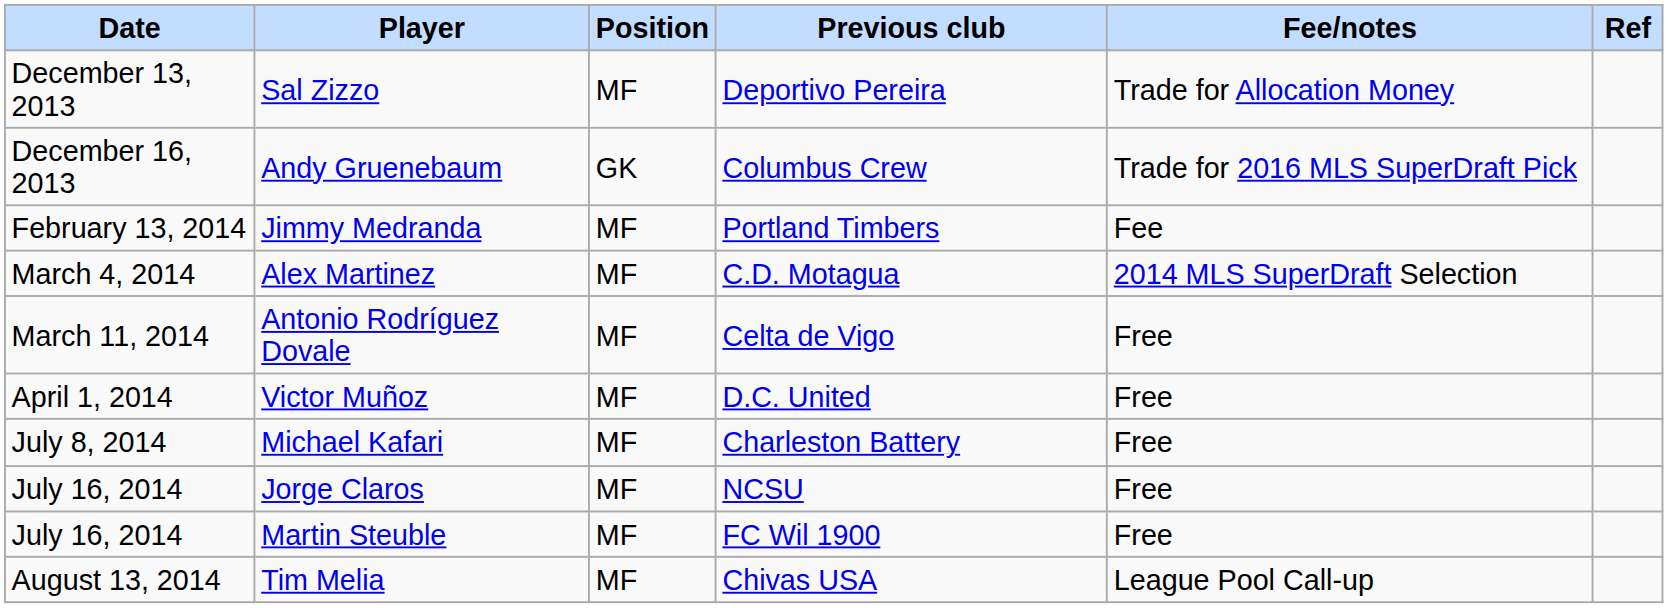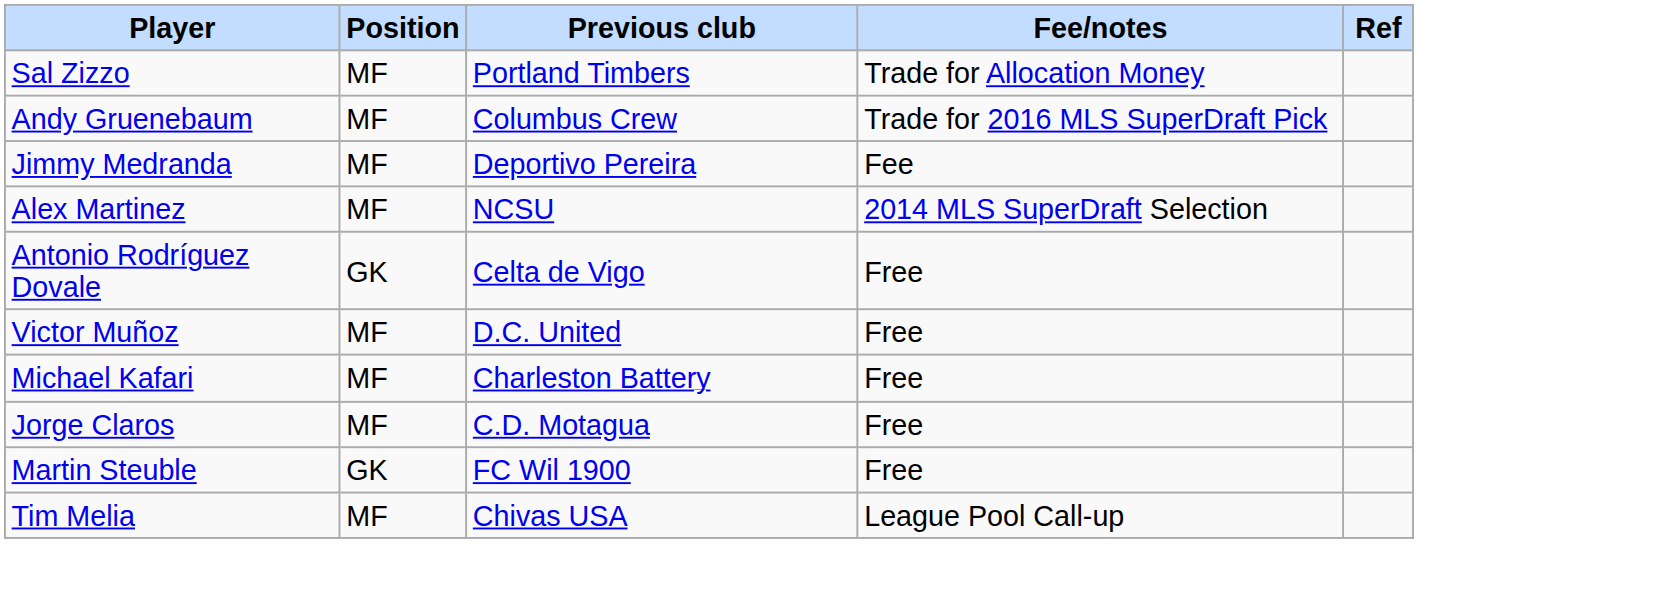- column: (130, 28)
(834, 89) Deportivo Pereira -> (581, 73) Portland Timbers
(617, 167) GK -> (367, 119) MF
(831, 229) Portland Timbers -> (585, 164) Deportivo Pereira
(811, 274) C.D. Motagua -> (514, 210) NCSU
(617, 336) MF -> (367, 271) GK
(763, 488) NCSU -> (561, 424) C.D. Motagua
(617, 534) MF -> (367, 469) GK
